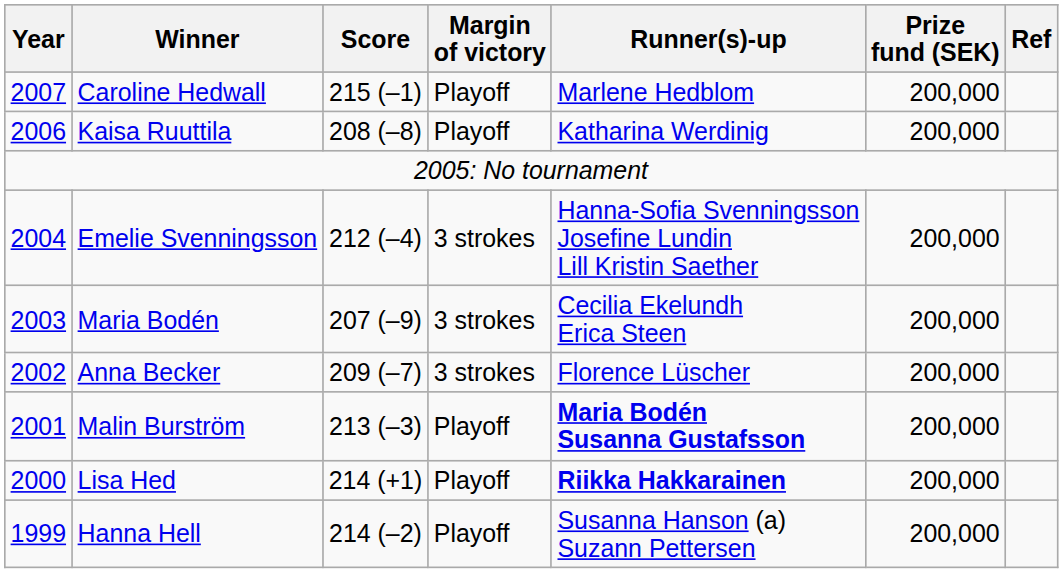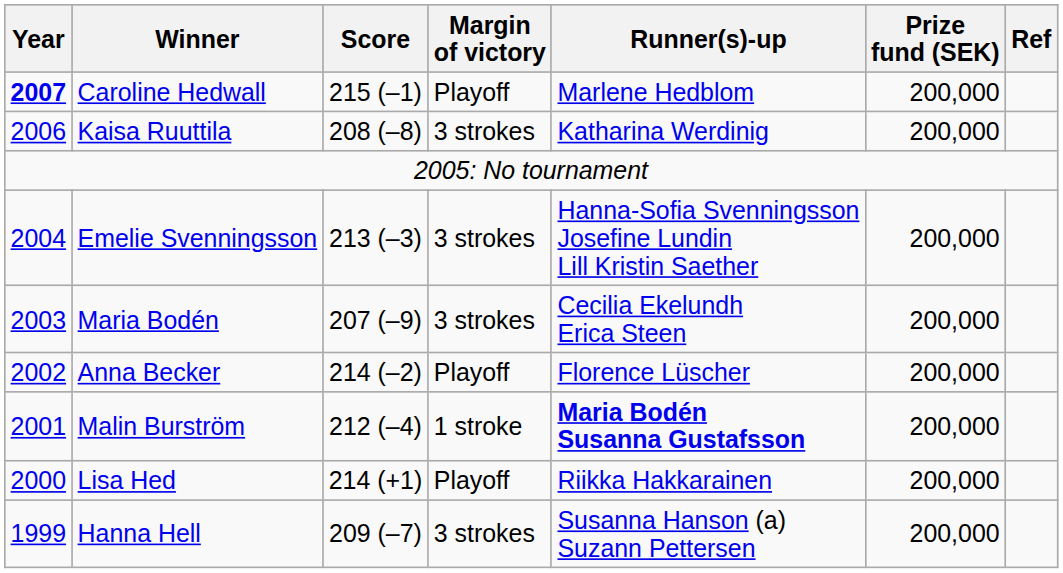(38, 92) normal -> (38, 92) bold
(472, 132) Playoff -> (484, 132) 3 strokes
(375, 238) 212 (–4) -> (375, 238) 213 (–3)
(375, 373) 209 (–7) -> (375, 373) 214 (–2)
(484, 373) 3 strokes -> (472, 373) Playoff
(375, 426) 213 (–3) -> (375, 426) 212 (–4)
(472, 426) Playoff -> (478, 426) 1 stroke
(672, 480) bold -> (665, 480) normal
(375, 533) 214 (–2) -> (375, 533) 209 (–7)
(472, 533) Playoff -> (484, 533) 3 strokes
